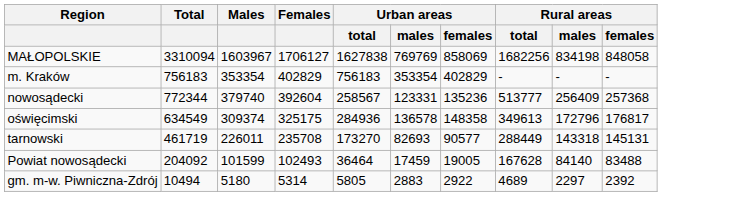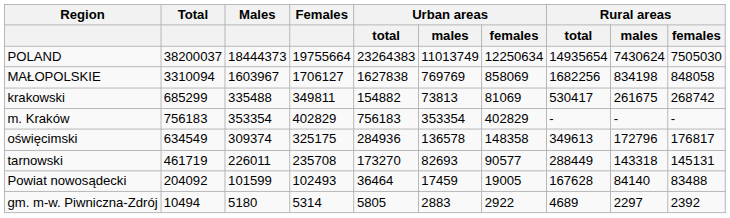+ row: (34, 56)
+ row: (36, 98)
- row: (45, 98)
